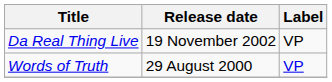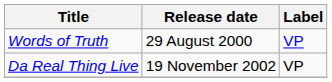rows swapped: (58, 65) <-> (73, 41)
